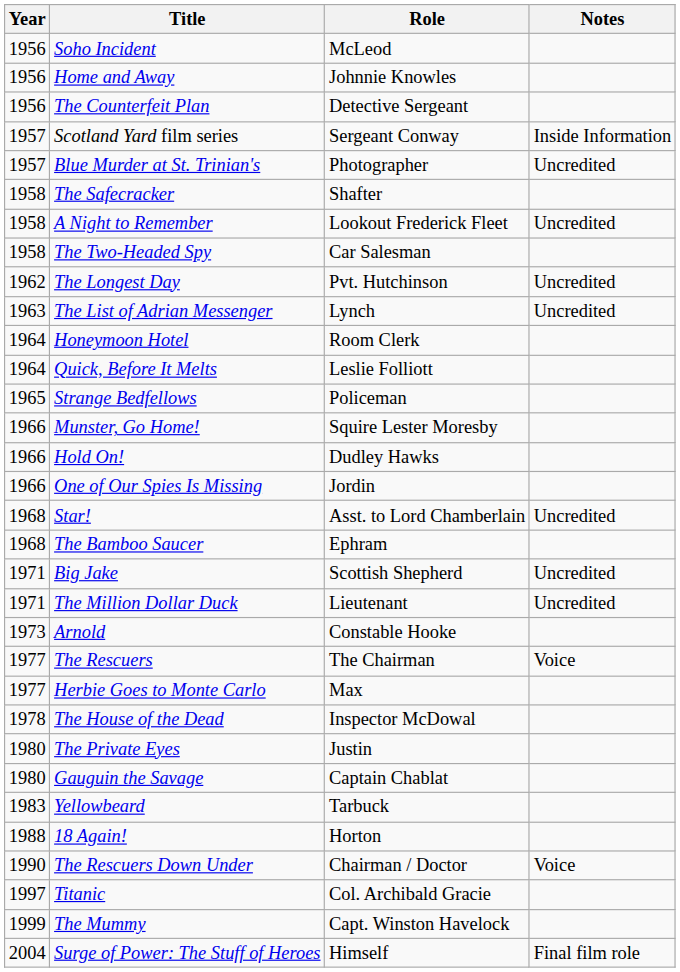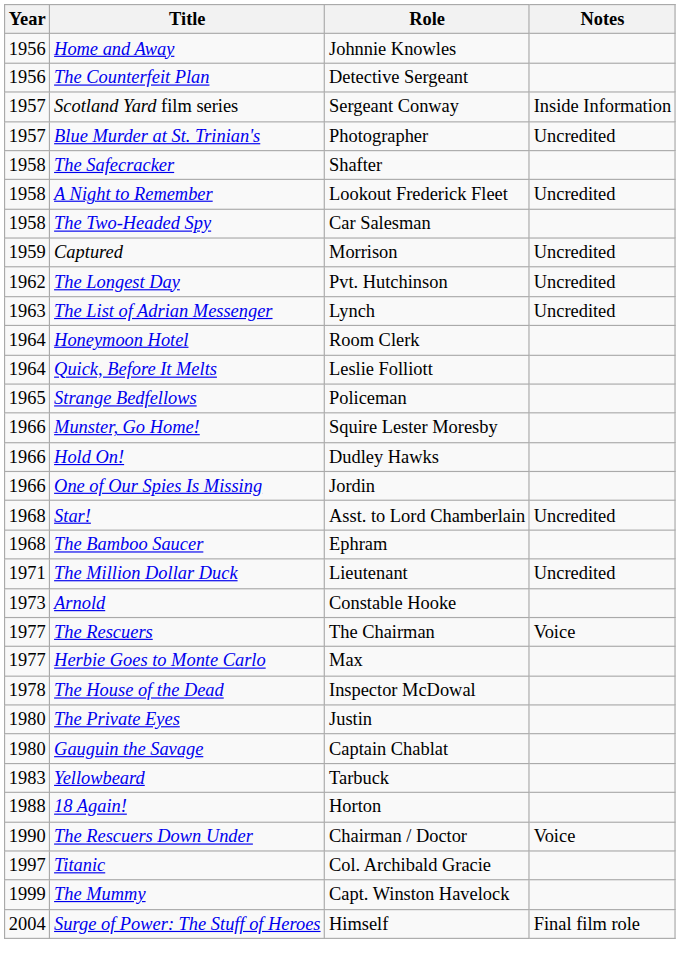- row: (105, 48)
+ row: (89, 252)
- row: (86, 573)
